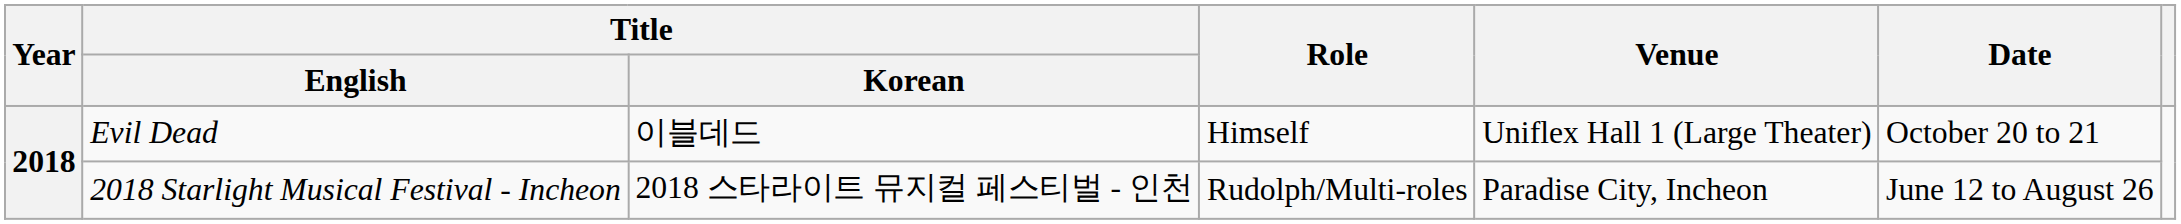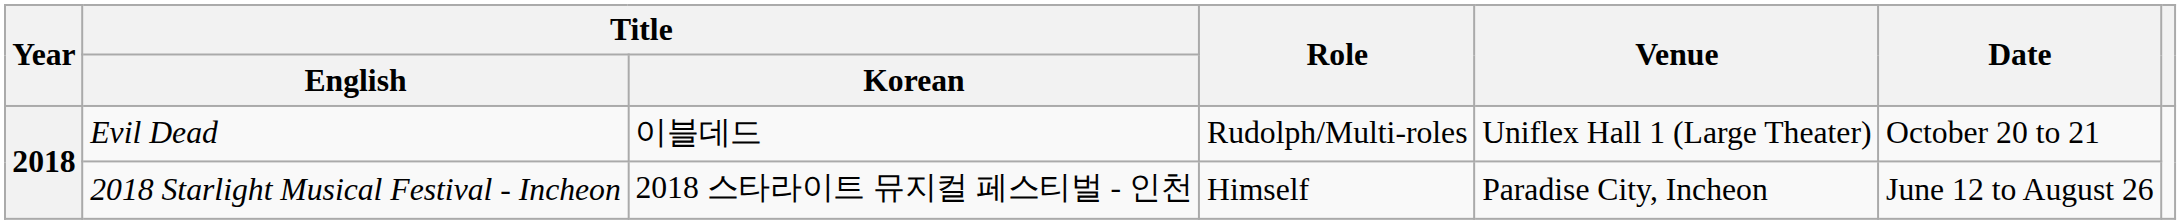(1258, 133) Himself -> (1337, 133) Rudolph/Multi-roles
(1337, 189) Rudolph/Multi-roles -> (1258, 189) Himself
